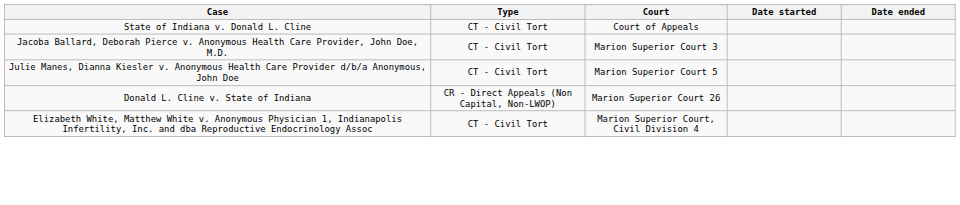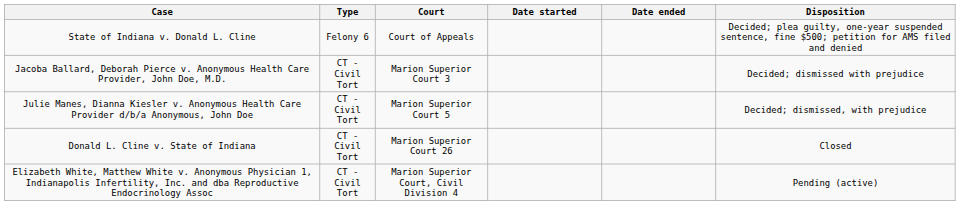+ column: (836, 12)
(508, 26) CT - Civil Tort -> (348, 37) Felony 6
(508, 98) CR - Direct Appeals (Non Capital, Non-LWOP) -> (348, 146) CT - Civil Tort
